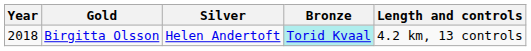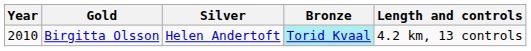(23, 36) 2018 -> (23, 36) 2010
